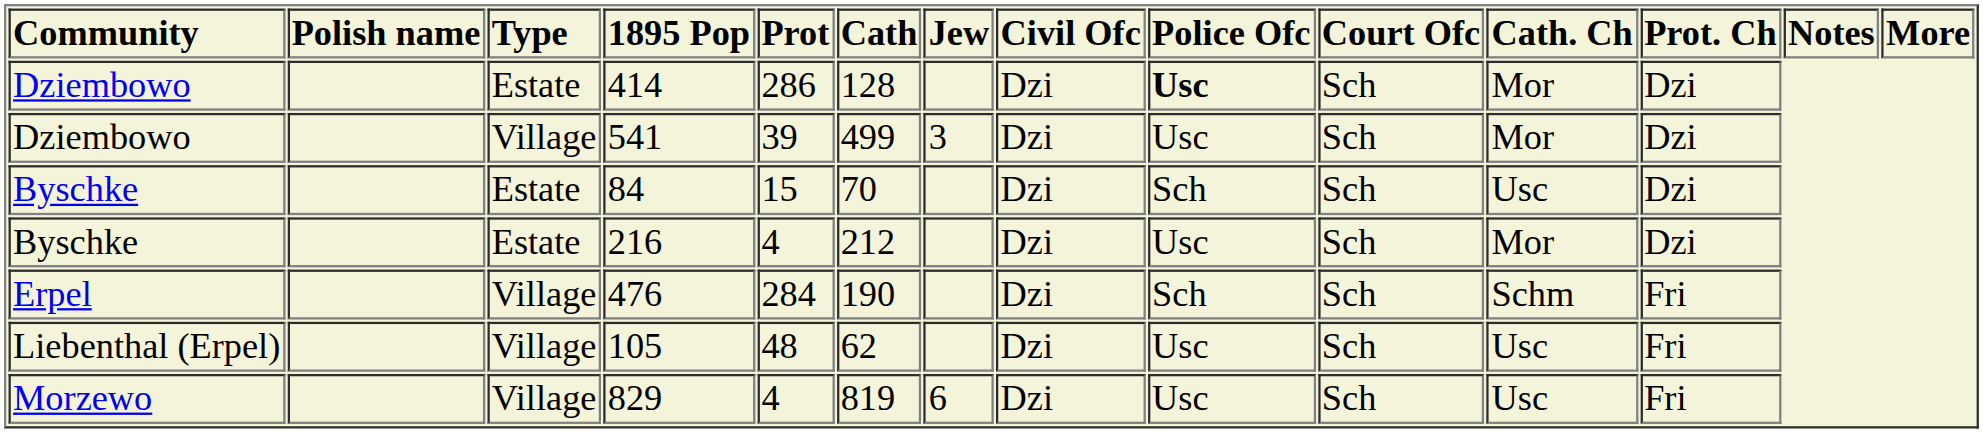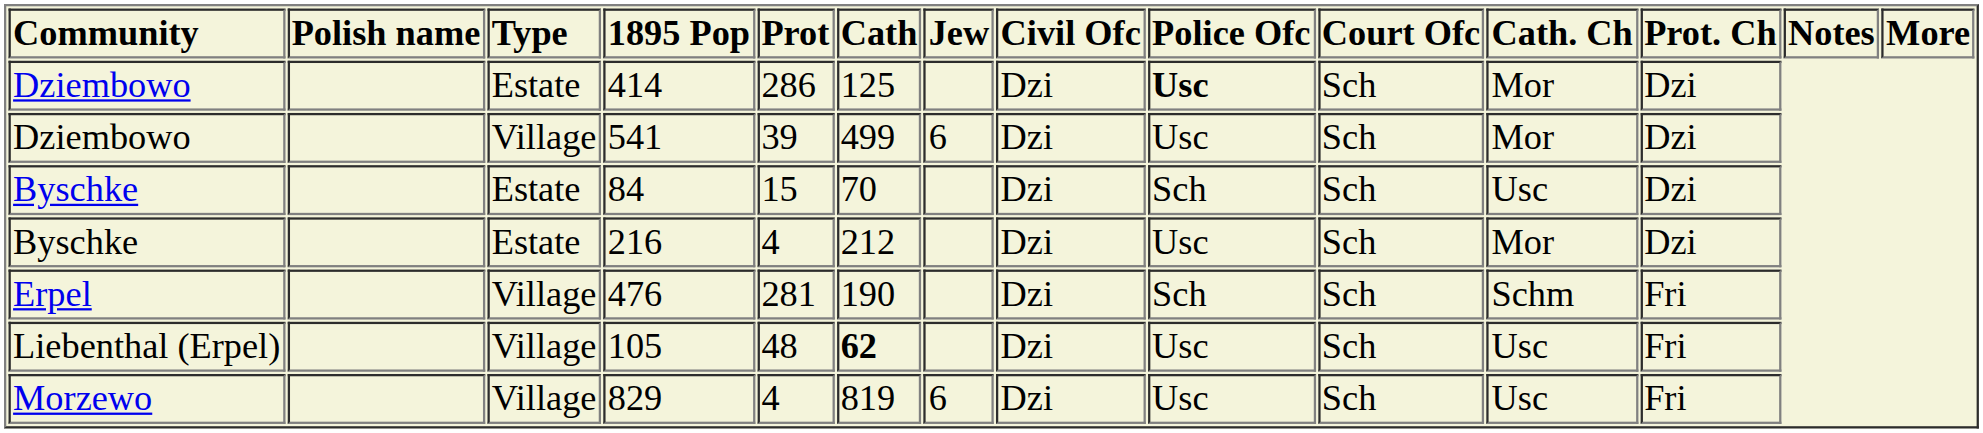(868, 85) 128 -> (868, 85) 125
(938, 137) 3 -> (938, 137) 6
(789, 293) 284 -> (789, 293) 281
(859, 346) normal -> (859, 346) bold
